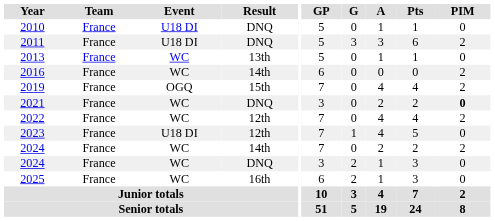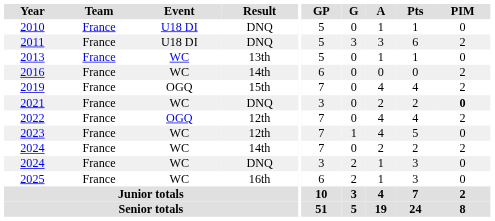(179, 118) WC -> (179, 118) OGQ
(179, 133) U18 DI -> (179, 133) WC
